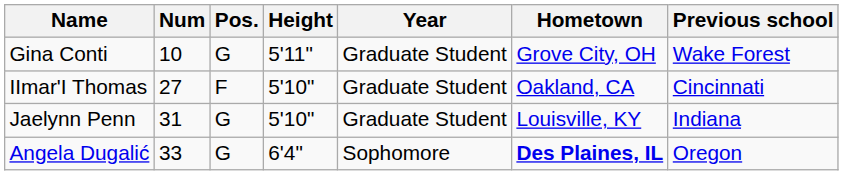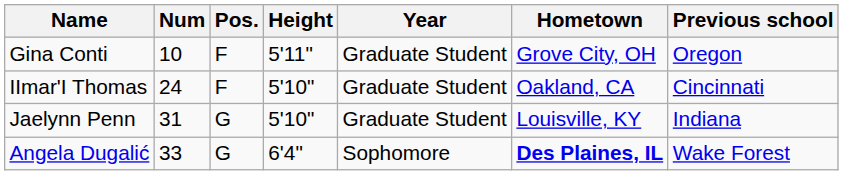(223, 53) G -> (221, 53) F
(731, 53) Wake Forest -> (707, 53) Oregon
(171, 86) 27 -> (171, 86) 24
(707, 152) Oregon -> (731, 152) Wake Forest
